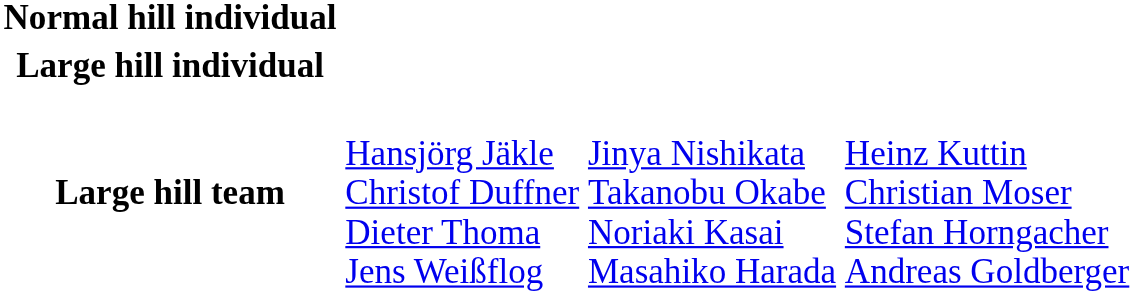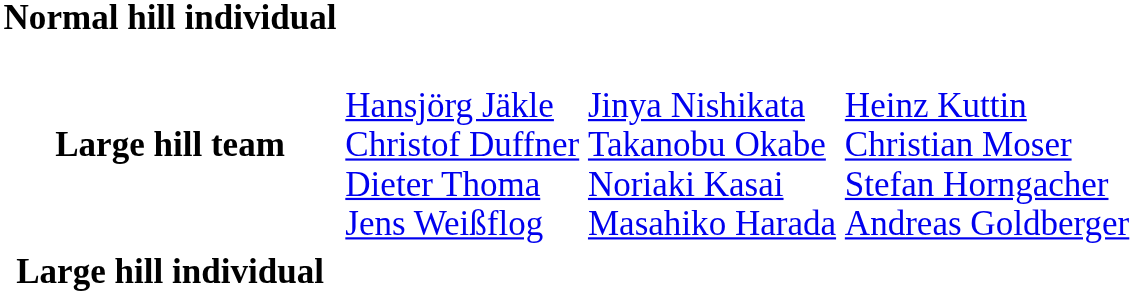rows swapped: (170, 65) <-> (170, 192)
